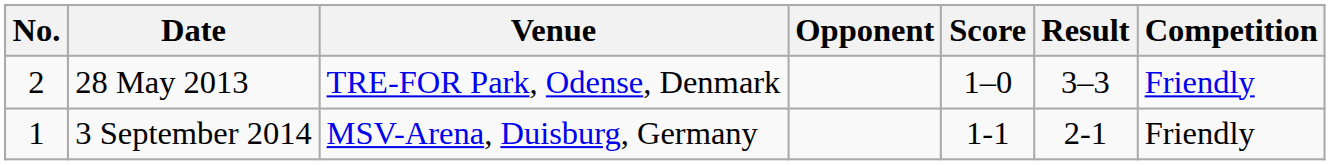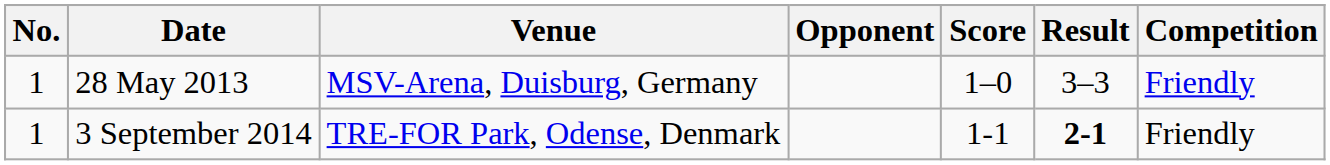(36, 81) 2 -> (36, 81) 1
(553, 81) TRE-FOR Park, Odense, Denmark -> (542, 81) MSV-Arena, Duisburg, Germany
(542, 133) MSV-Arena, Duisburg, Germany -> (553, 133) TRE-FOR Park, Odense, Denmark
(1085, 133) normal -> (1085, 133) bold
